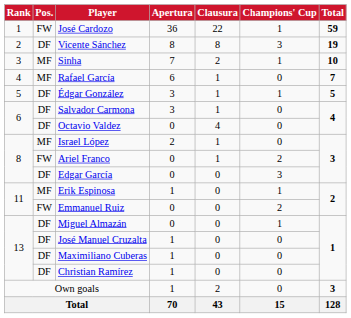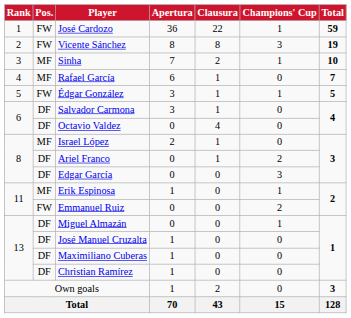(44, 45) DF -> (44, 45) FW
(44, 93) DF -> (44, 93) FW
(44, 158) FW -> (44, 158) DF
